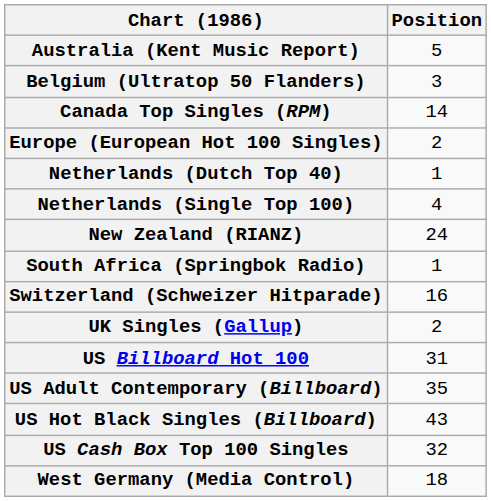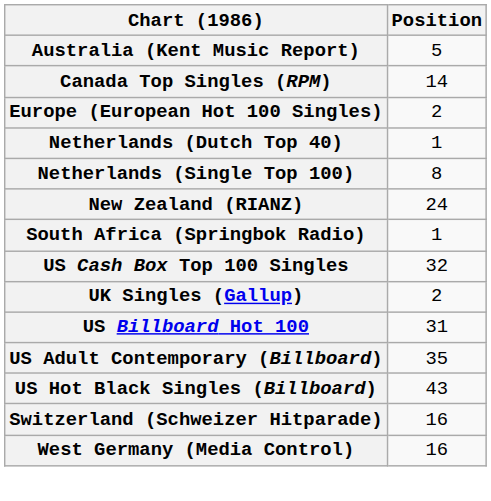- row: (196, 82)
(437, 204) 4 -> (437, 174) 8
rows swapped: (196, 297) <-> (196, 450)
(437, 481) 18 -> (437, 450) 16
